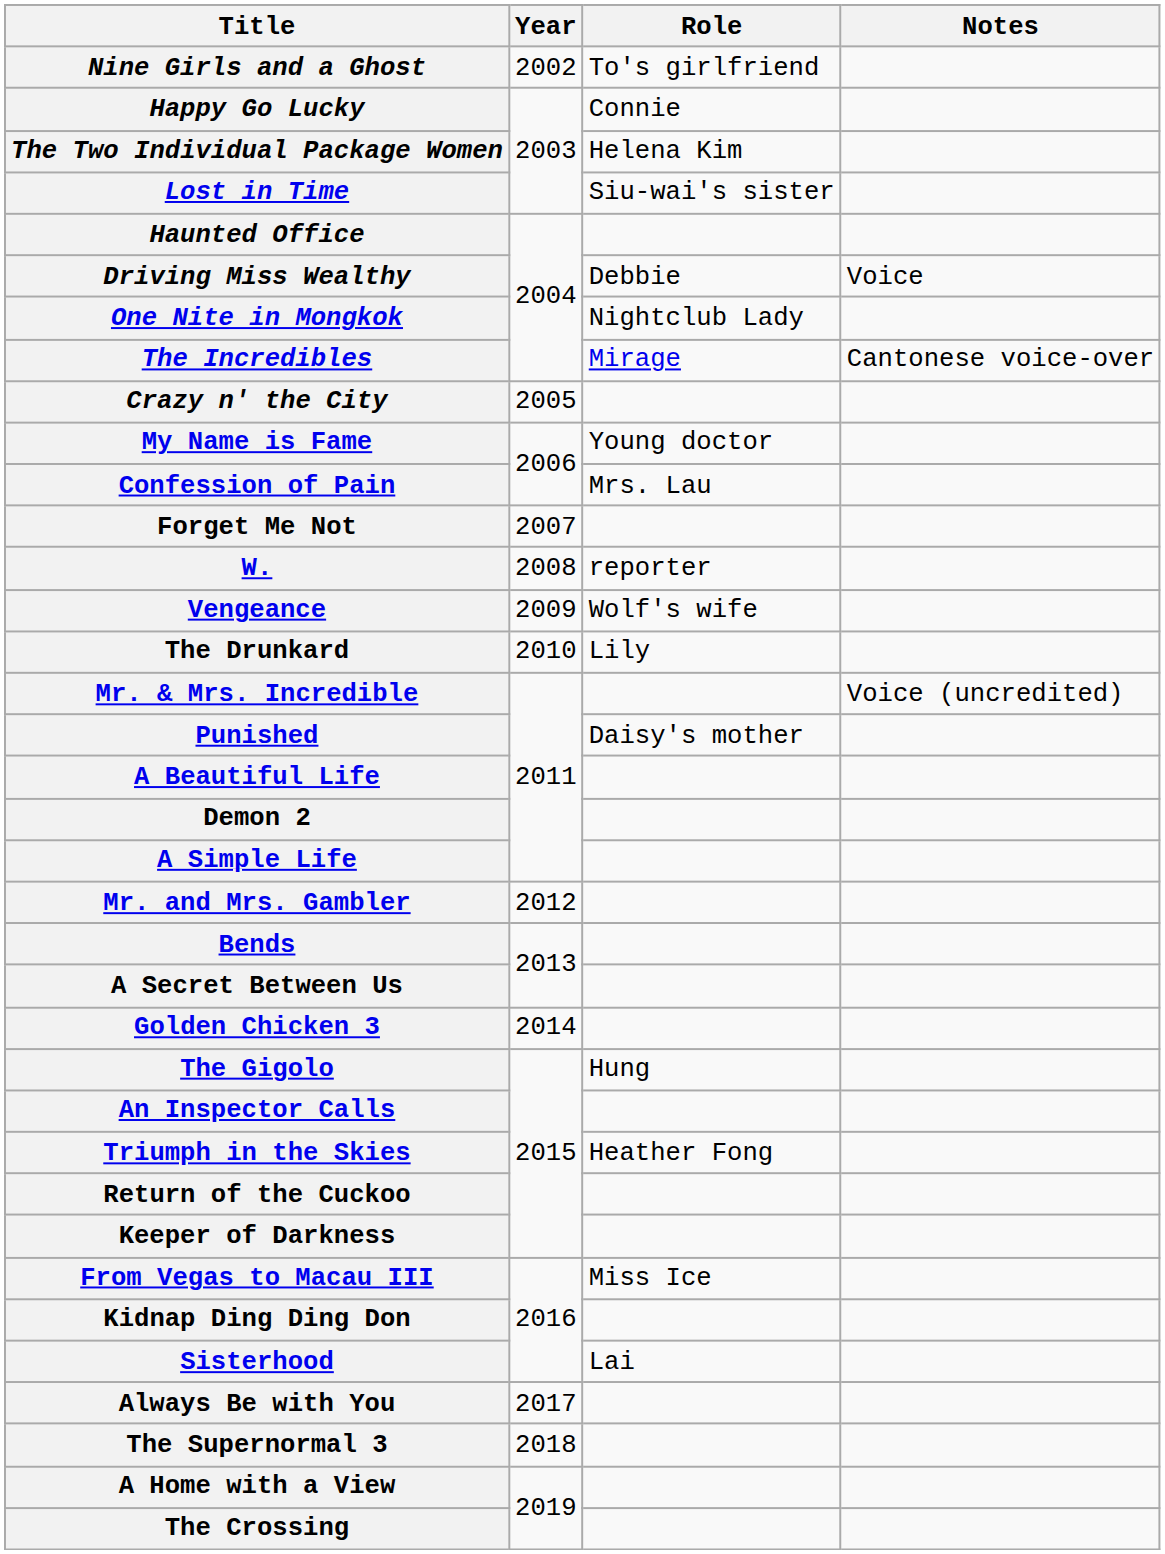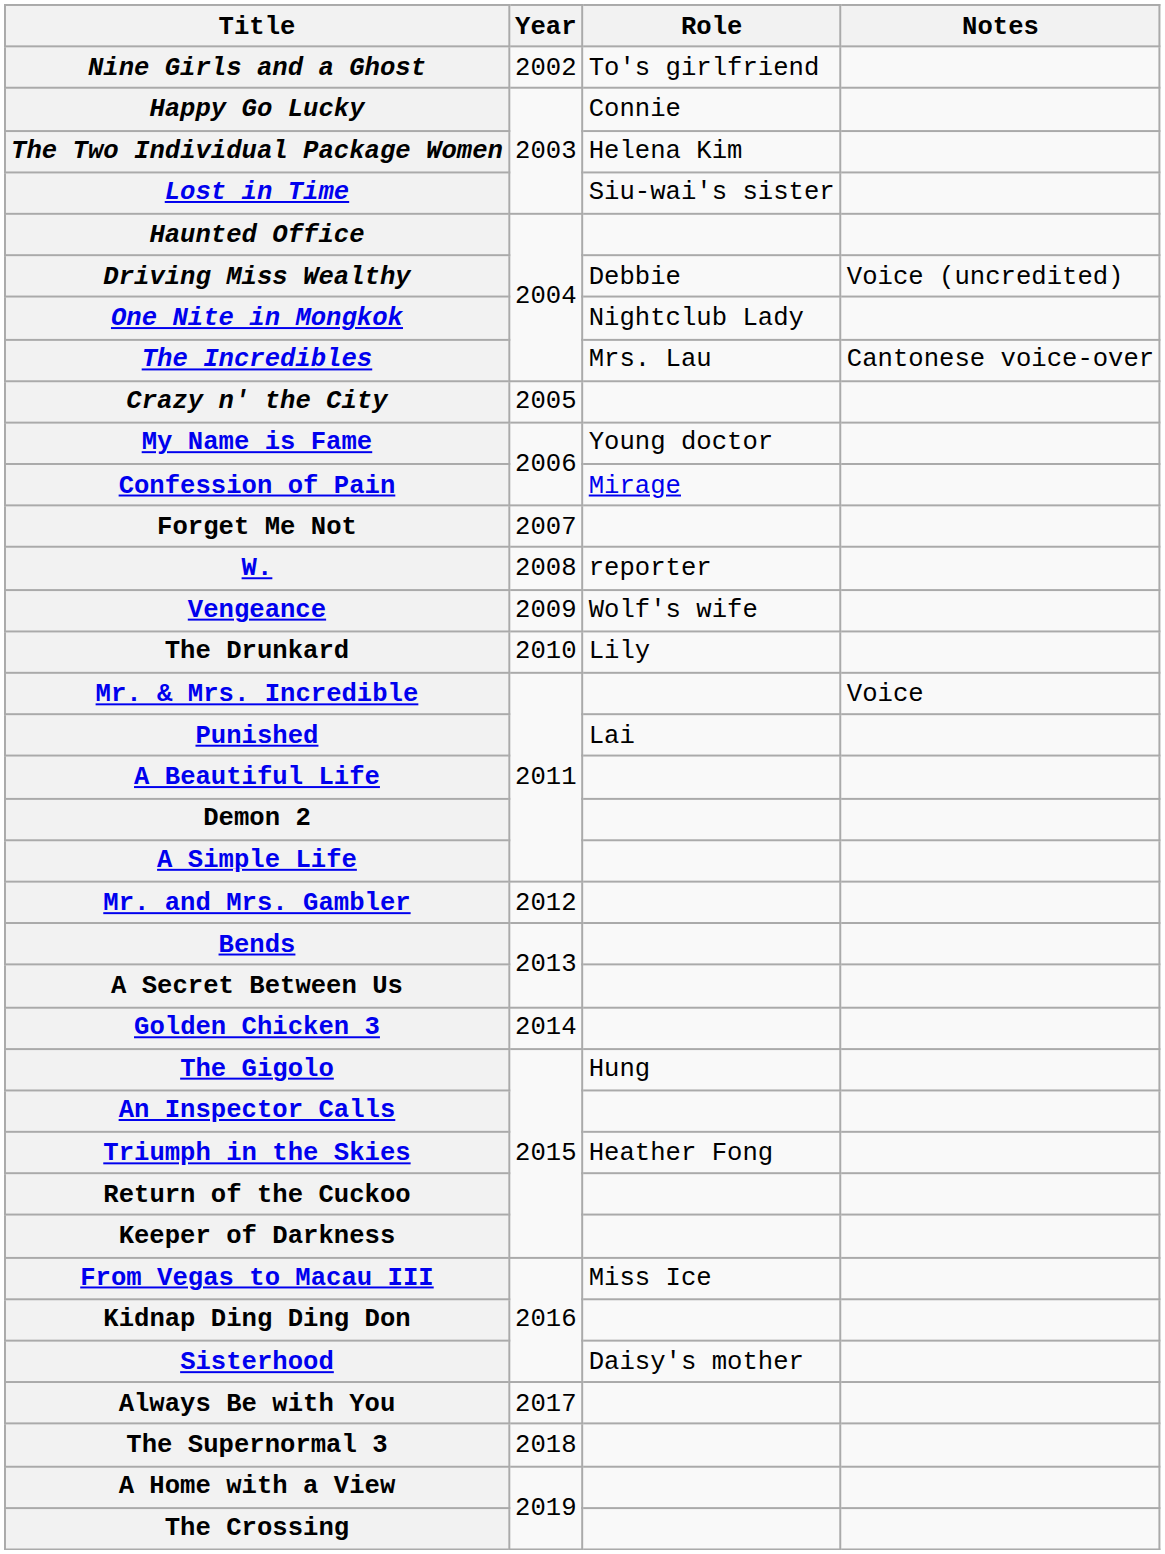(885, 276) Voice -> (985, 276) Voice (uncredited)
(635, 360) Mirage -> (650, 360) Mrs. Lau
(650, 485) Mrs. Lau -> (635, 485) Mirage
(985, 694) Voice (uncredited) -> (885, 694) Voice
(696, 735) Daisy's mother -> (612, 735) Lai
(612, 1362) Lai -> (696, 1362) Daisy's mother
